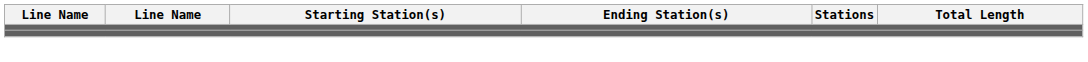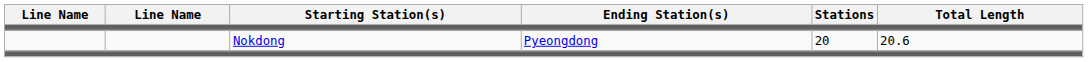+ row: (259, 41)
